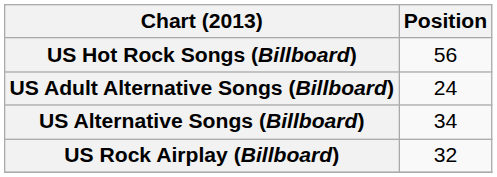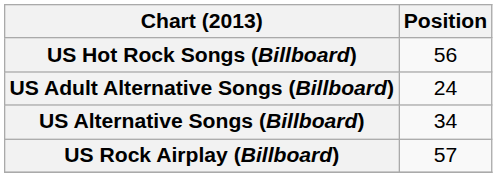(445, 155) 32 -> (445, 155) 57
